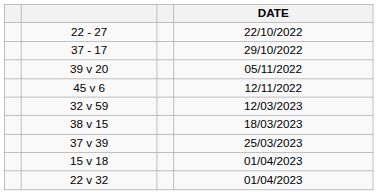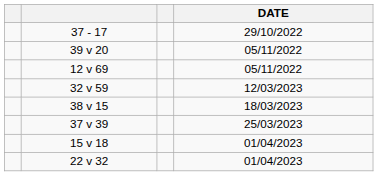- row: (89, 32)
+ row: (89, 69)
- row: (89, 87)
